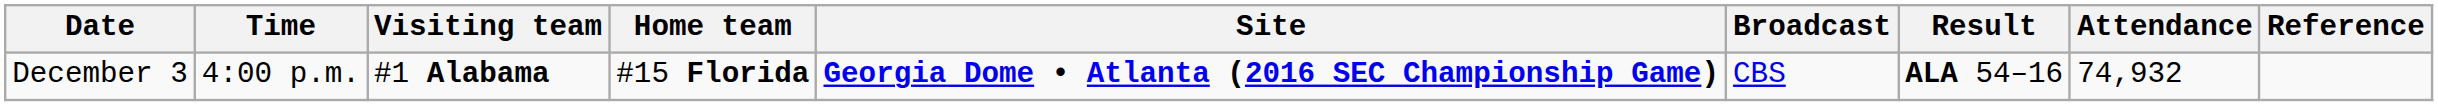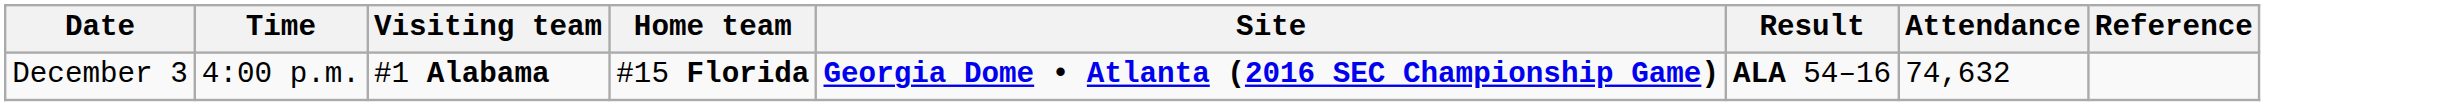- column: (1812, 29)
(2130, 76) 74,932 -> (1958, 76) 74,632
